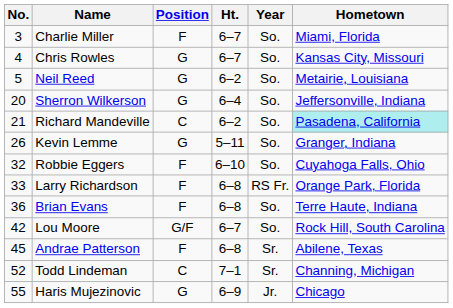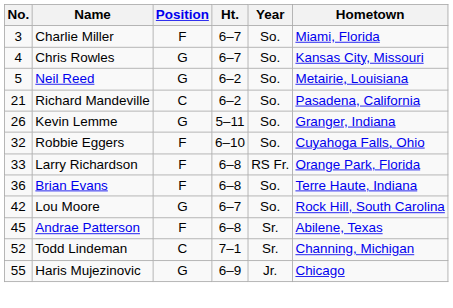- row: (91, 100)
(358, 121) paleturquoise background -> (358, 100) no background
(182, 228) G/F -> (182, 206) G
